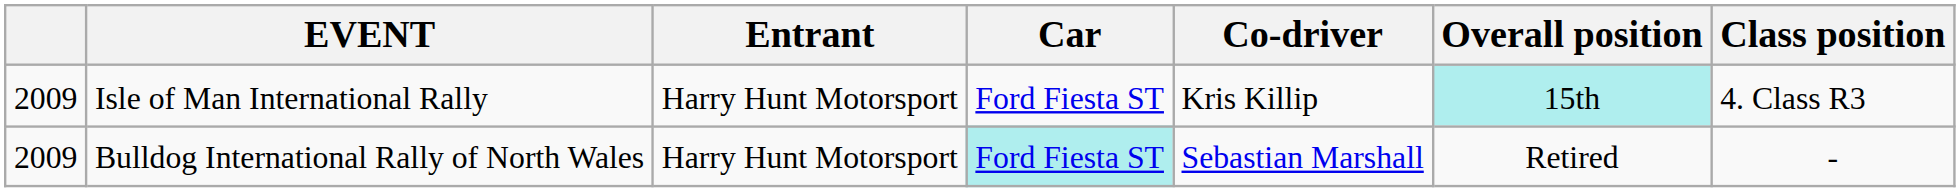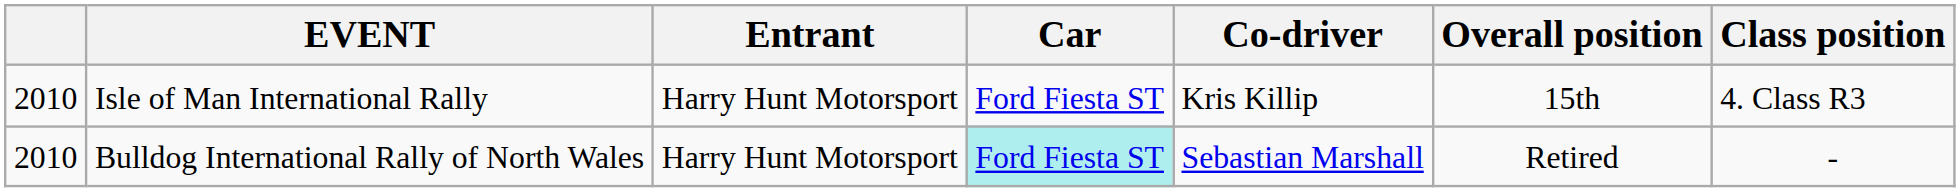(46, 97) 2009 -> (46, 97) 2010
(1572, 97) paleturquoise background -> (1572, 97) no background
(46, 157) 2009 -> (46, 157) 2010
